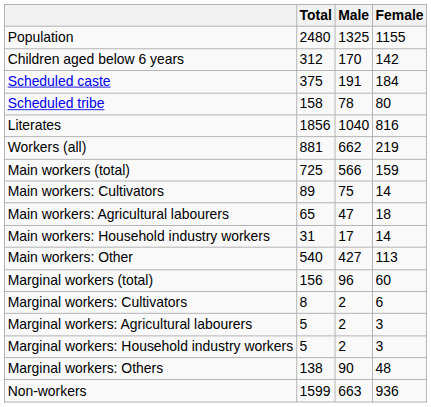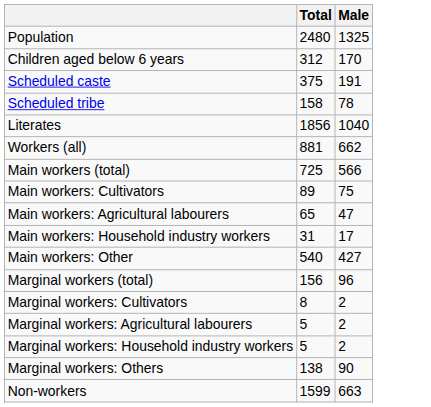- column: (400, 15)
